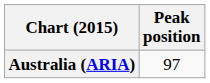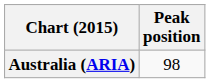(172, 63) 97 -> (172, 63) 98
